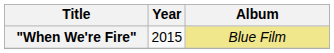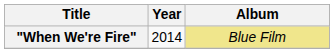(167, 37) 2015 -> (167, 37) 2014
